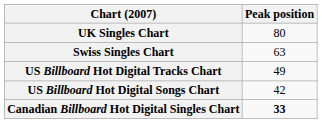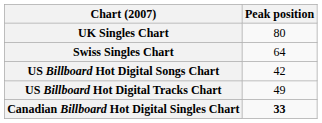(280, 52) 63 -> (280, 52) 64
rows swapped: (123, 90) <-> (123, 71)
